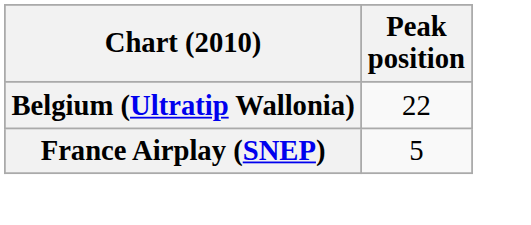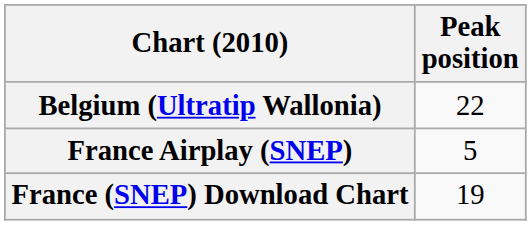+ row: (210, 195)
